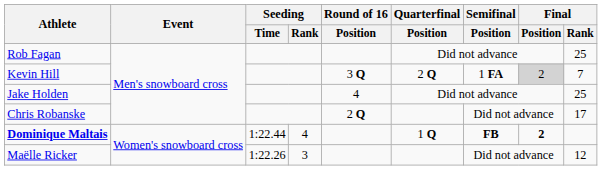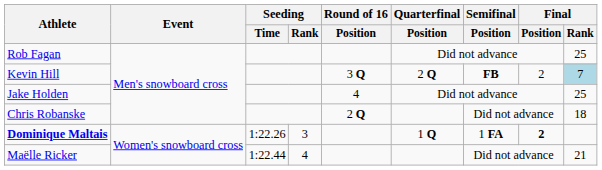(491, 74) 1 FA -> (491, 74) FB
(541, 74) lightgrey background -> (541, 74) no background
(580, 74) no background -> (580, 74) lightblue background
(580, 114) 17 -> (580, 114) 18
(267, 135) 1:22.44 -> (267, 135) 1:22.26
(305, 135) 4 -> (305, 135) 3
(491, 135) FB -> (491, 135) 1 FA
(267, 155) 1:22.26 -> (267, 155) 1:22.44
(305, 155) 3 -> (305, 155) 4
(580, 155) 12 -> (580, 155) 21
